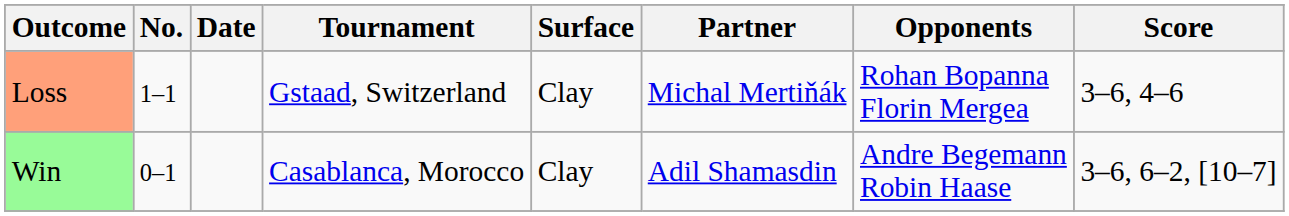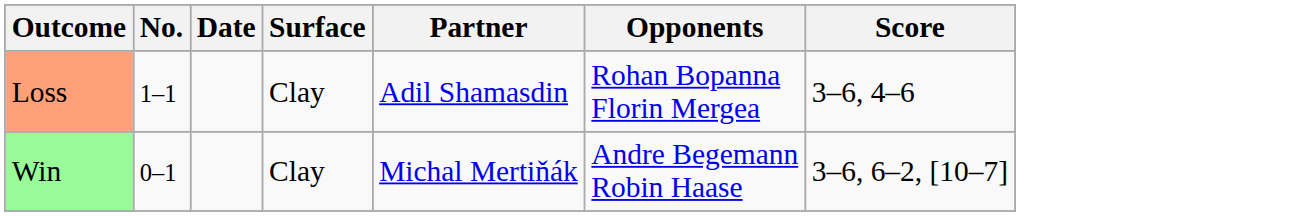- column: (397, 27)
(747, 91) Michal Mertiňák -> (474, 91) Adil Shamasdin
(742, 170) Adil Shamasdin -> (478, 170) Michal Mertiňák
